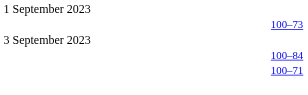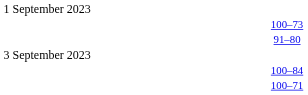+ row: (121, 40)
